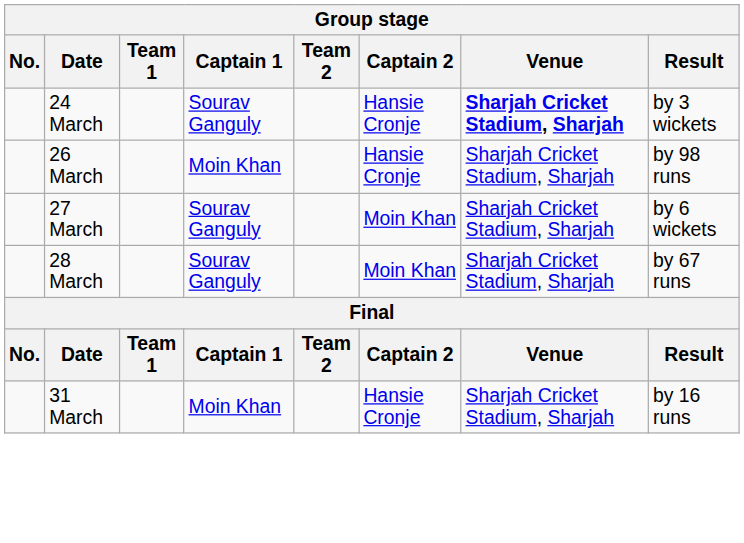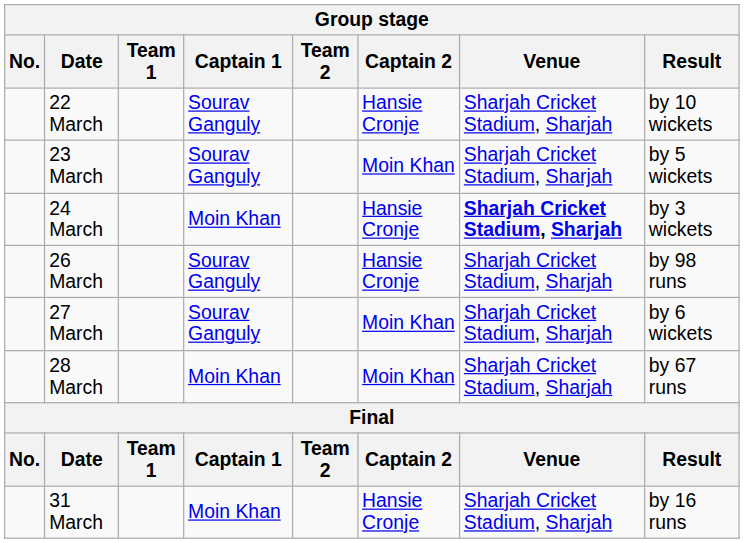+ row: (76, 113)
+ row: (76, 166)
(225, 113) Sourav Ganguly -> (234, 218) Moin Khan
(235, 166) Moin Khan -> (224, 271) Sourav Ganguly
(225, 271) Sourav Ganguly -> (234, 376) Moin Khan
